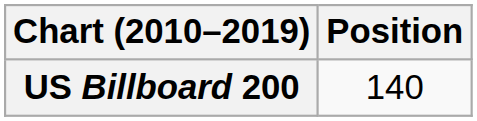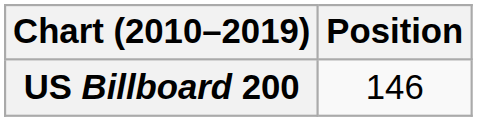(395, 87) 140 -> (395, 87) 146
